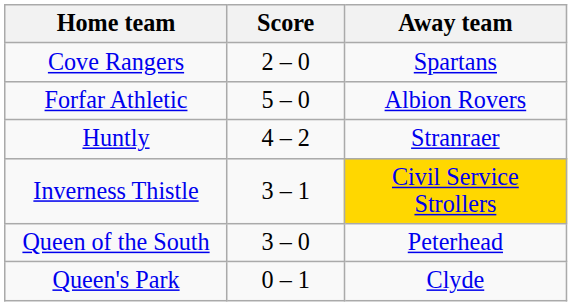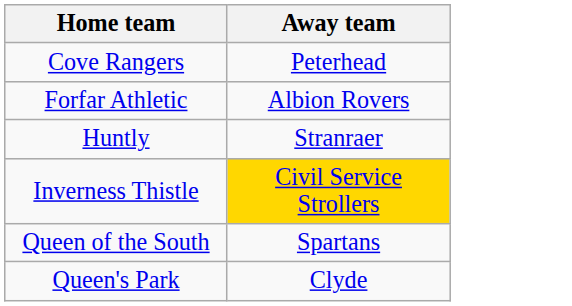- column: (286, 23)
(455, 61) Spartans -> (339, 61) Peterhead
(455, 242) Peterhead -> (339, 242) Spartans
